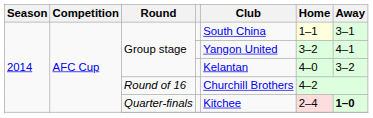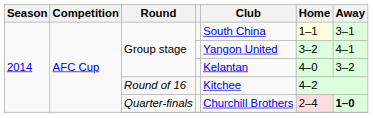(248, 85) Churchill Brothers -> (222, 85) Kitchee
(222, 103) Kitchee -> (248, 103) Churchill Brothers
